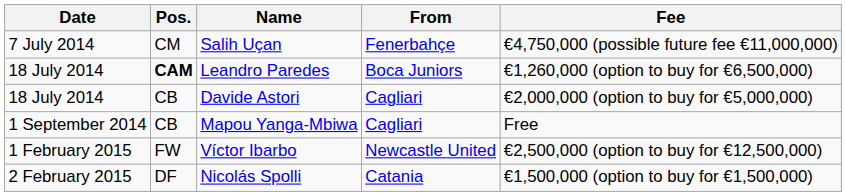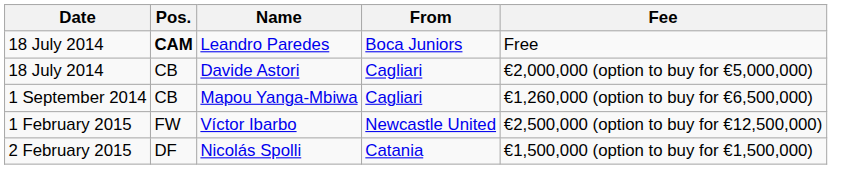- row: (241, 44)
(658, 71) €1,260,000 (option to buy for €6,500,000) -> (521, 44) Free
(521, 124) Free -> (658, 97) €1,260,000 (option to buy for €6,500,000)
